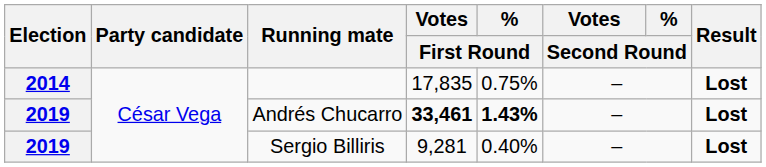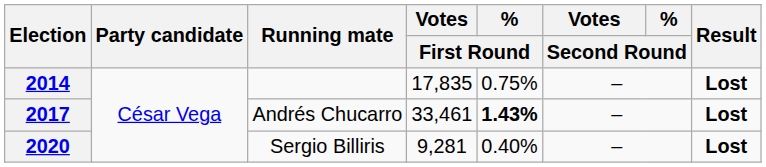(48, 114) 2019 -> (48, 114) 2017
(442, 114) bold -> (442, 114) normal
(48, 146) 2019 -> (48, 146) 2020
